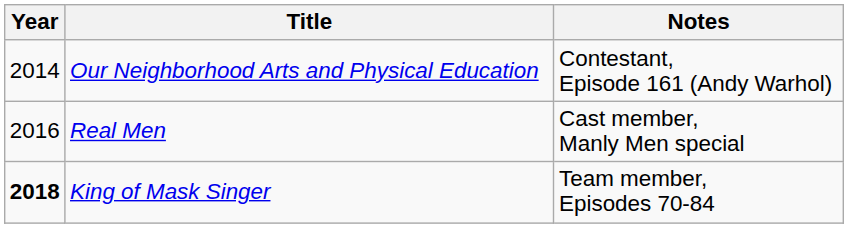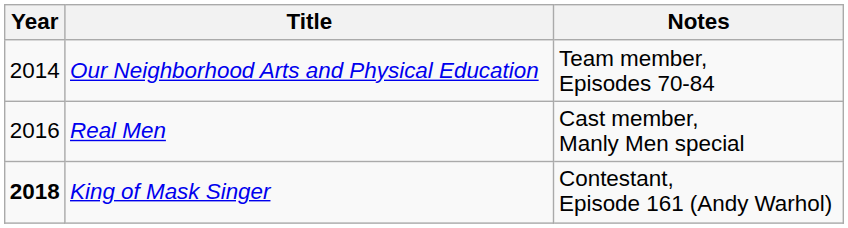(696, 70) Contestant, Episode 161 (Andy Warhol) -> (637, 70) Team member, Episodes 70-84
(637, 191) Team member, Episodes 70-84 -> (696, 191) Contestant, Episode 161 (Andy Warhol)
